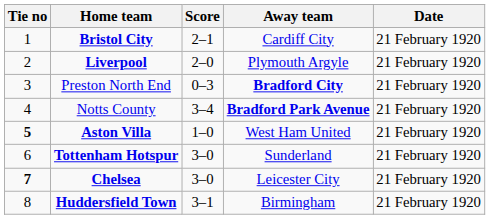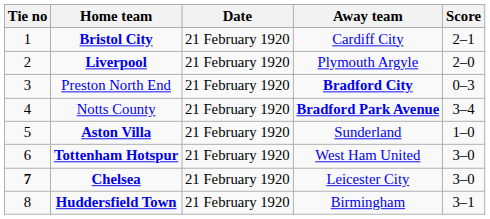columns swapped: (202, 16) <-> (429, 16)
(28, 132) bold -> (28, 132) normal
(298, 132) West Ham United -> (368, 132) Sunderland
(298, 156) Sunderland -> (368, 156) West Ham United
